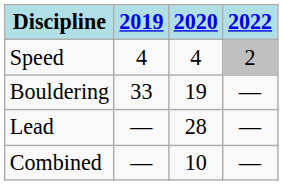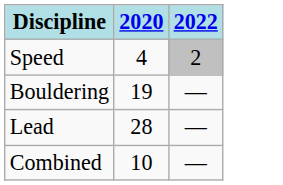- column: (141, 22)
